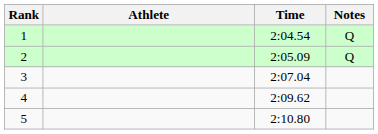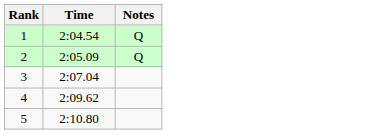- column: (149, 14)
